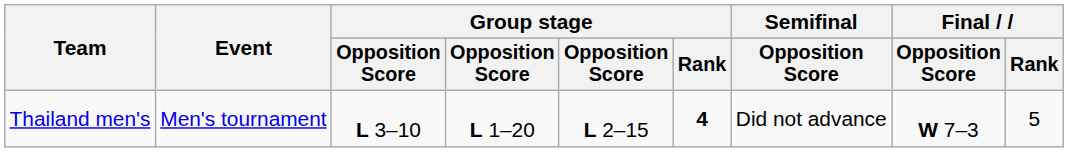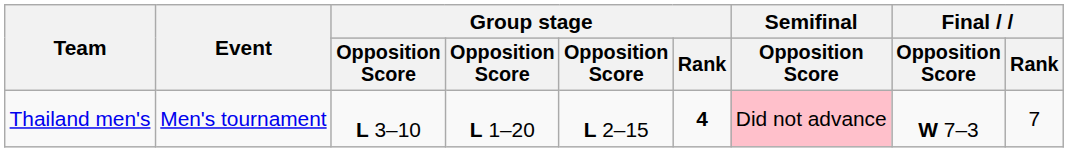(811, 119) no background -> (811, 119) pink background
(1034, 119) 5 -> (1034, 119) 7
